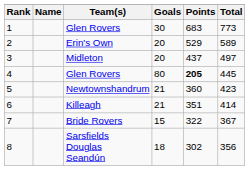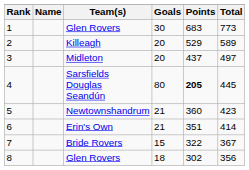(89, 43) Erin's Own -> (83, 43) Killeagh
(93, 74) Glen Rovers -> (87, 85) Sarsfields Douglas Seandún
(83, 105) Killeagh -> (89, 127) Erin's Own
(87, 147) Sarsfields Douglas Seandún -> (93, 158) Glen Rovers
